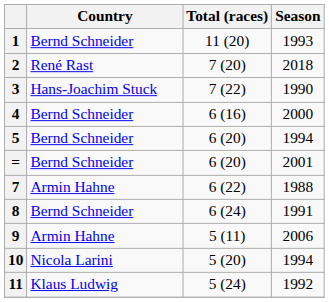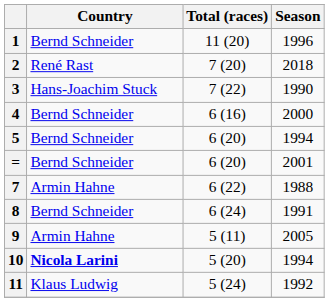(298, 41) 1993 -> (298, 41) 1996
(298, 235) 2006 -> (298, 235) 2005
(72, 260) normal -> (74, 260) bold
